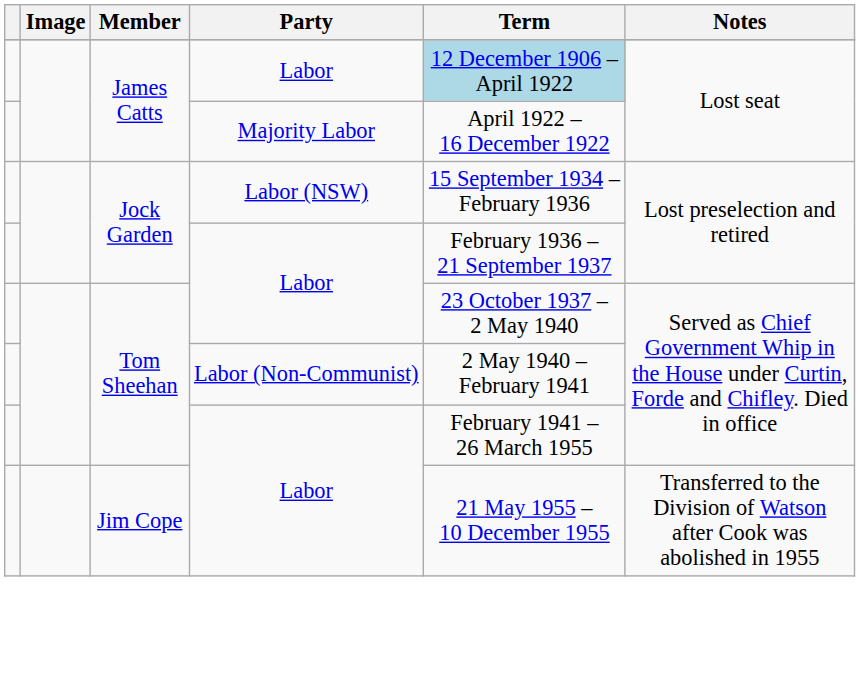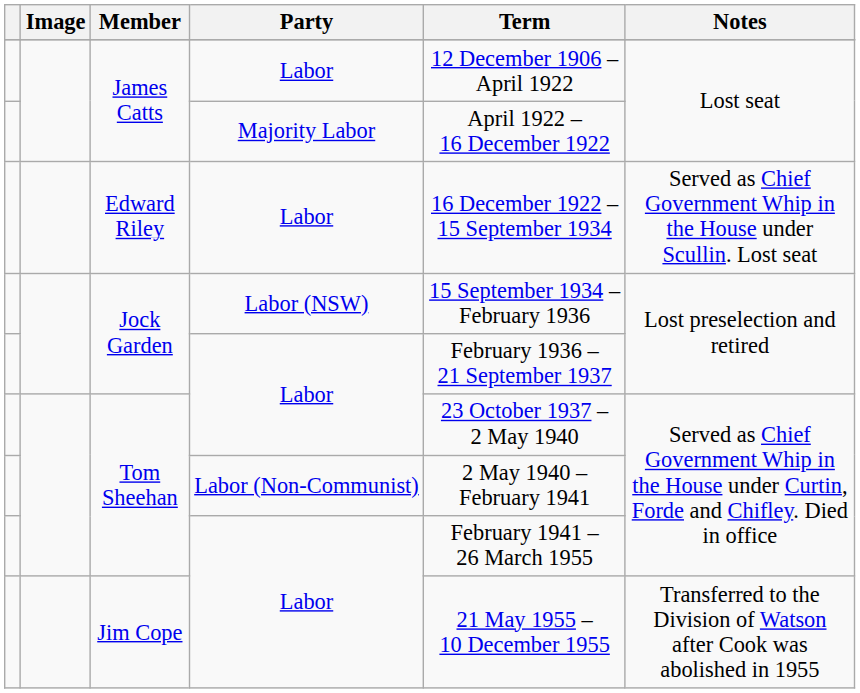(524, 70) lightblue background -> (525, 70) no background
+ row: (140, 217)
